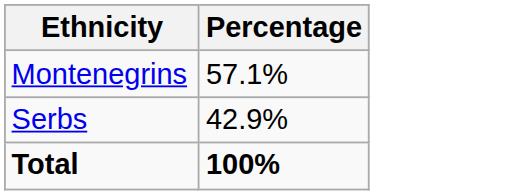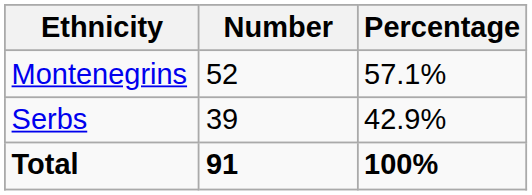+ column: (278, 27)
